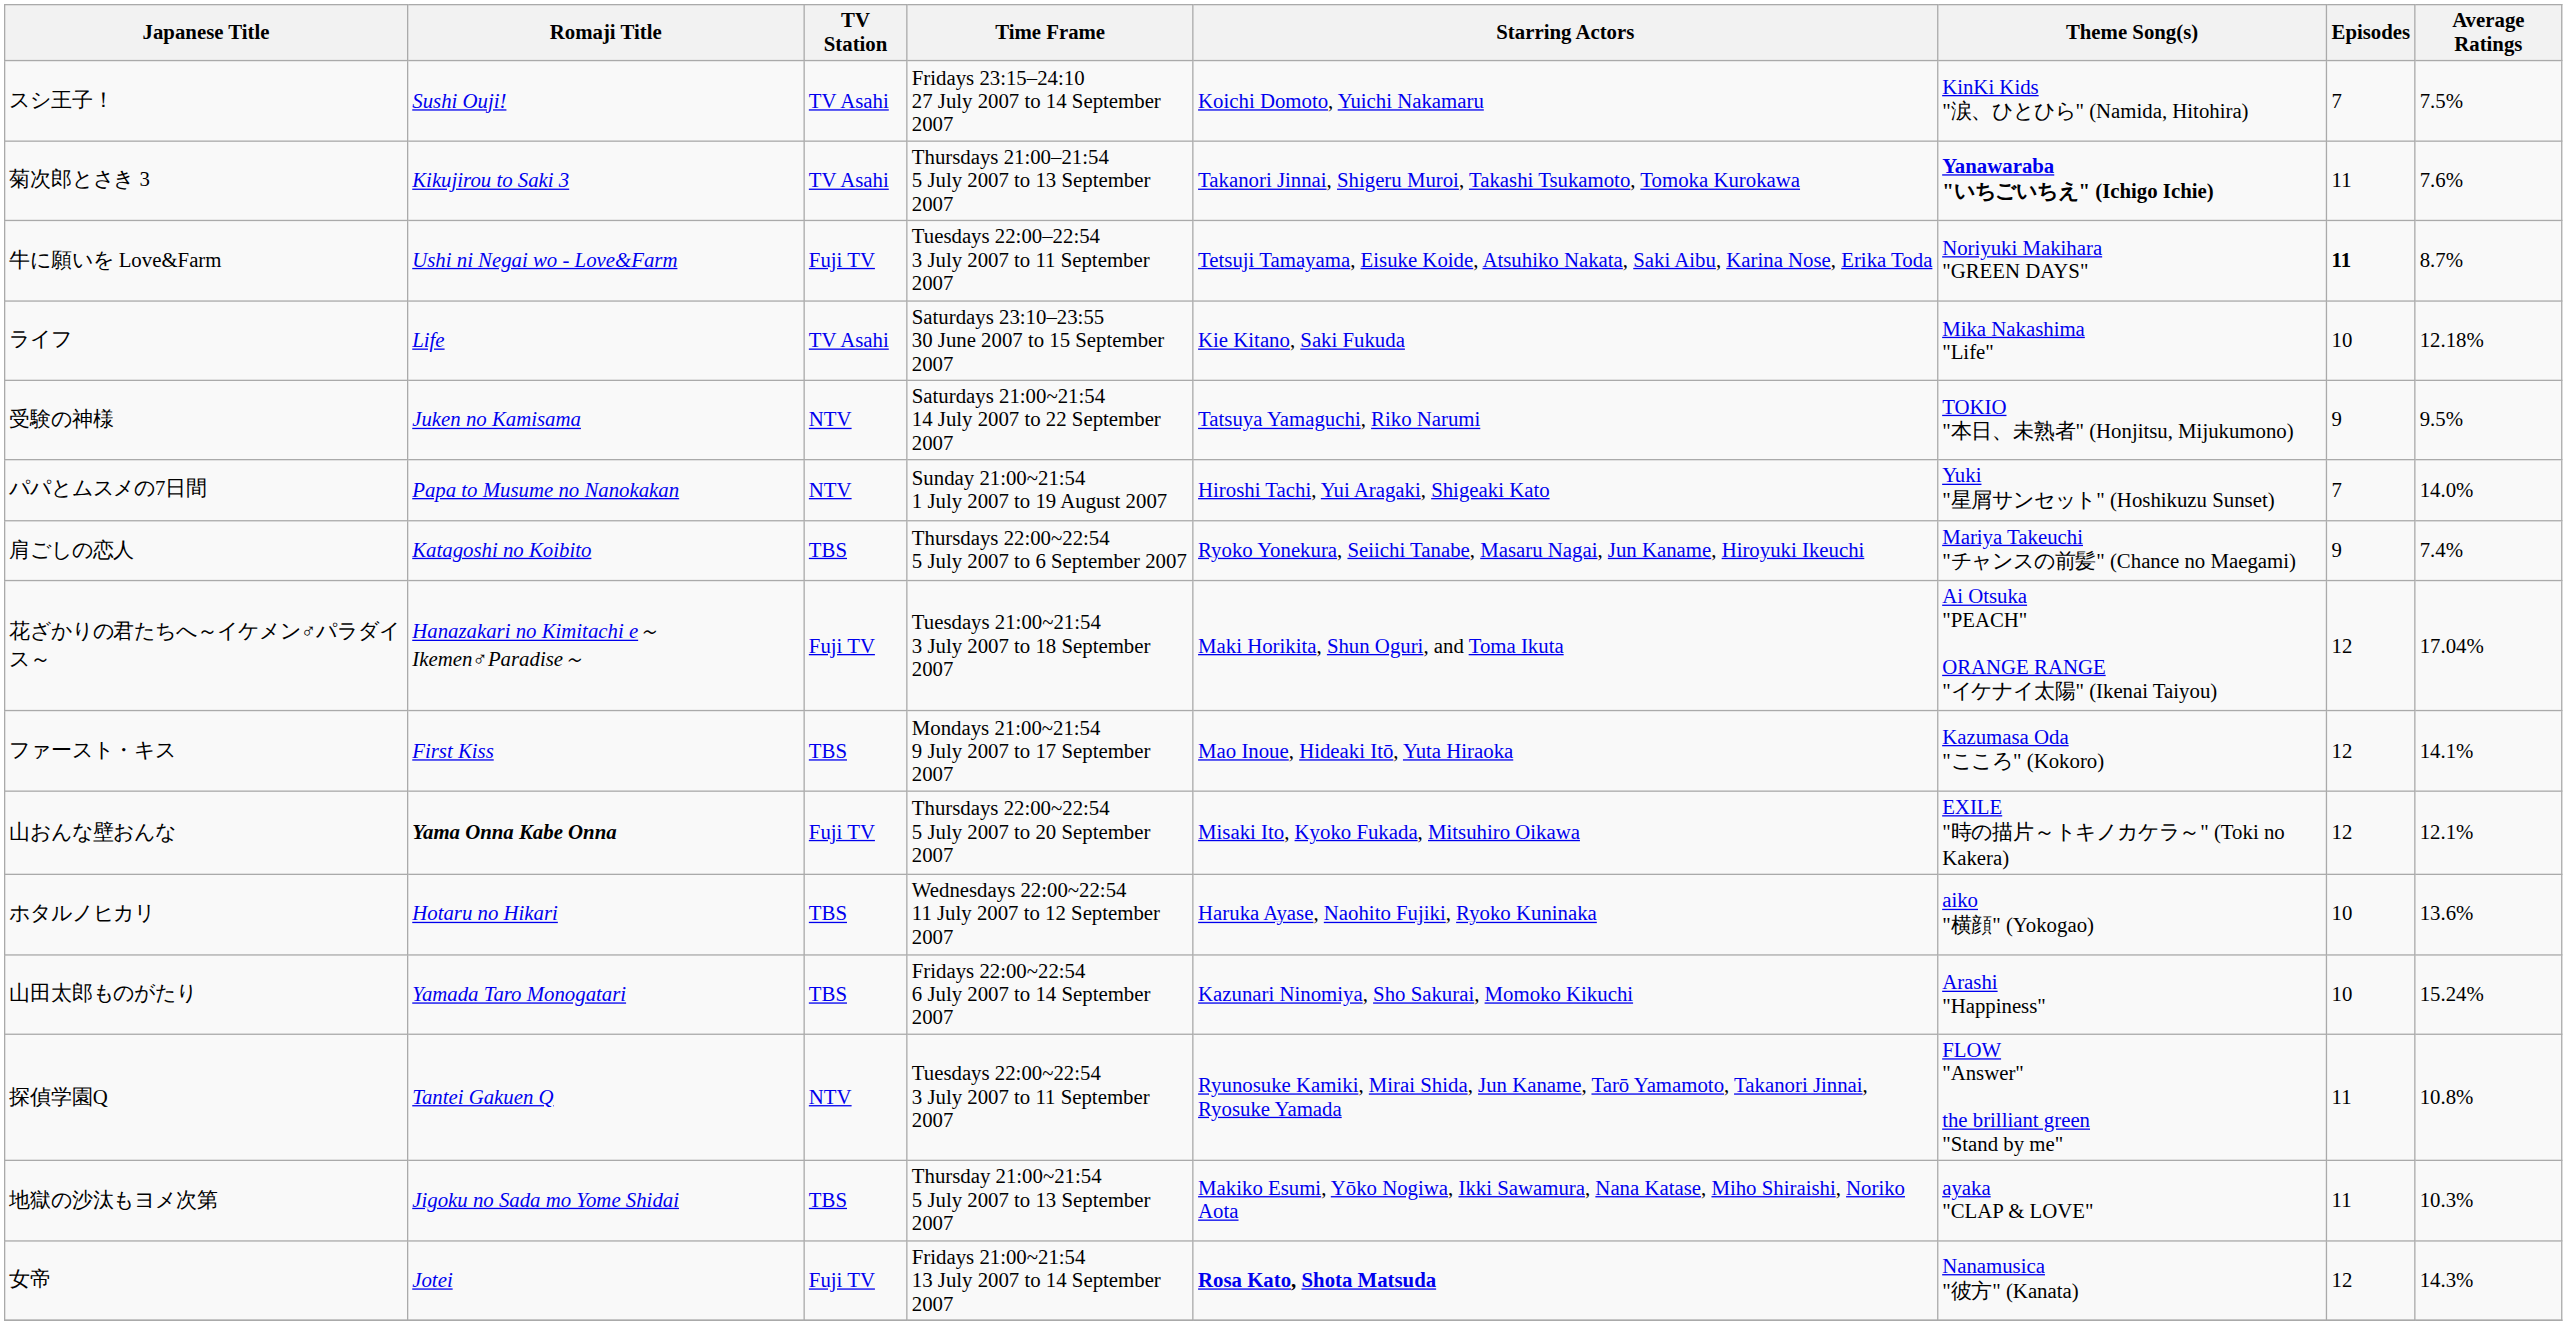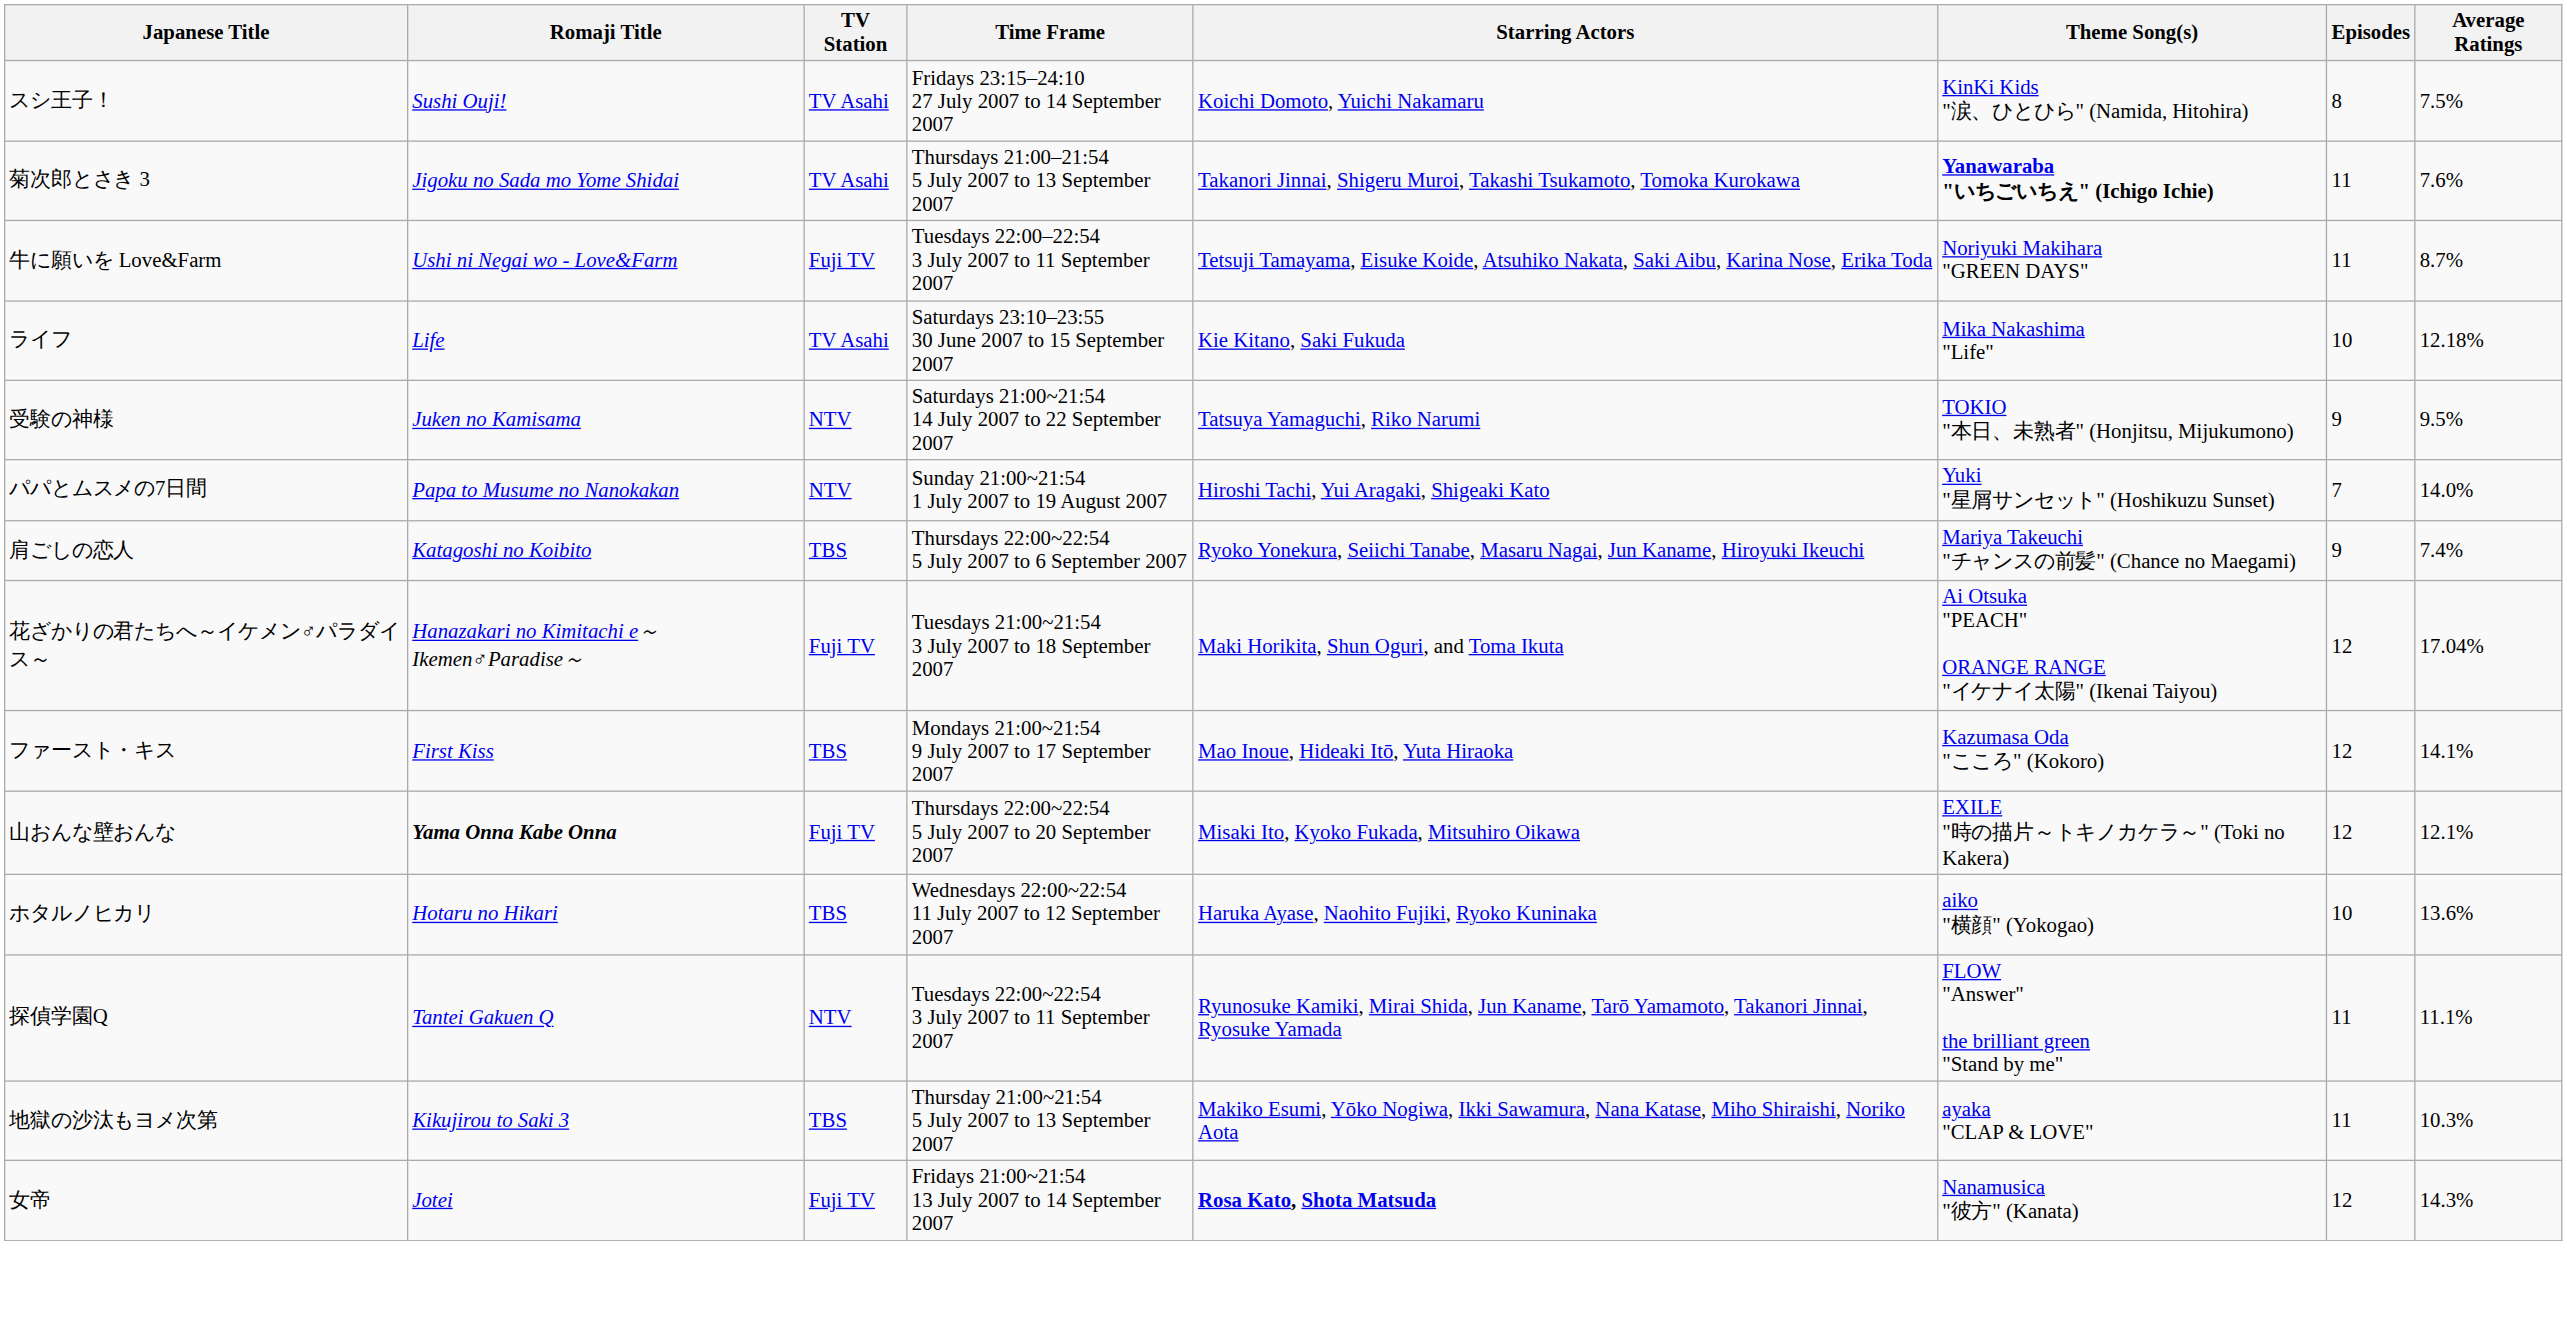(2337, 100) 7 -> (2337, 100) 8
(491, 180) Kikujirou to Saki 3 -> (546, 180) Jigoku no Sada mo Yome Shidai
(2341, 260) bold -> (2342, 260) normal
- row: (103, 993)
(2447, 1097) 10.8% -> (2446, 1017) 11.1%
(546, 1200) Jigoku no Sada mo Yome Shidai -> (491, 1120) Kikujirou to Saki 3
